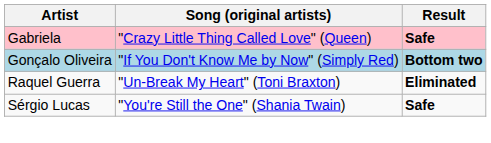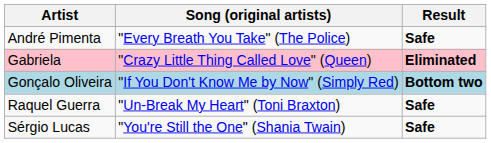+ row: (54, 37)
(420, 37) Safe -> (441, 60) Eliminated
(441, 82) Eliminated -> (420, 104) Safe
